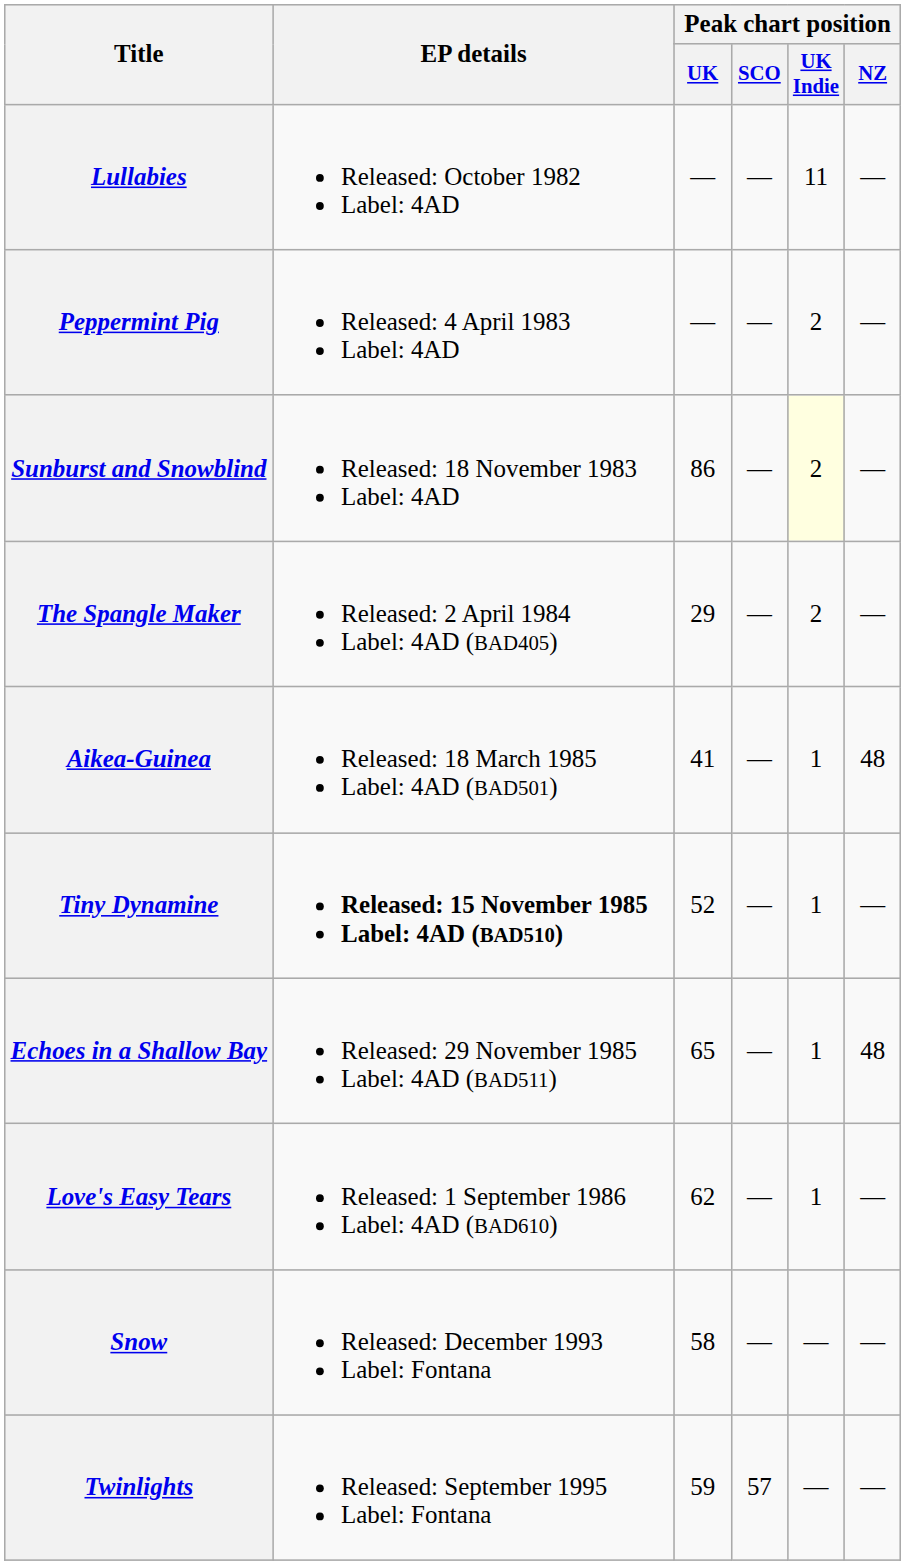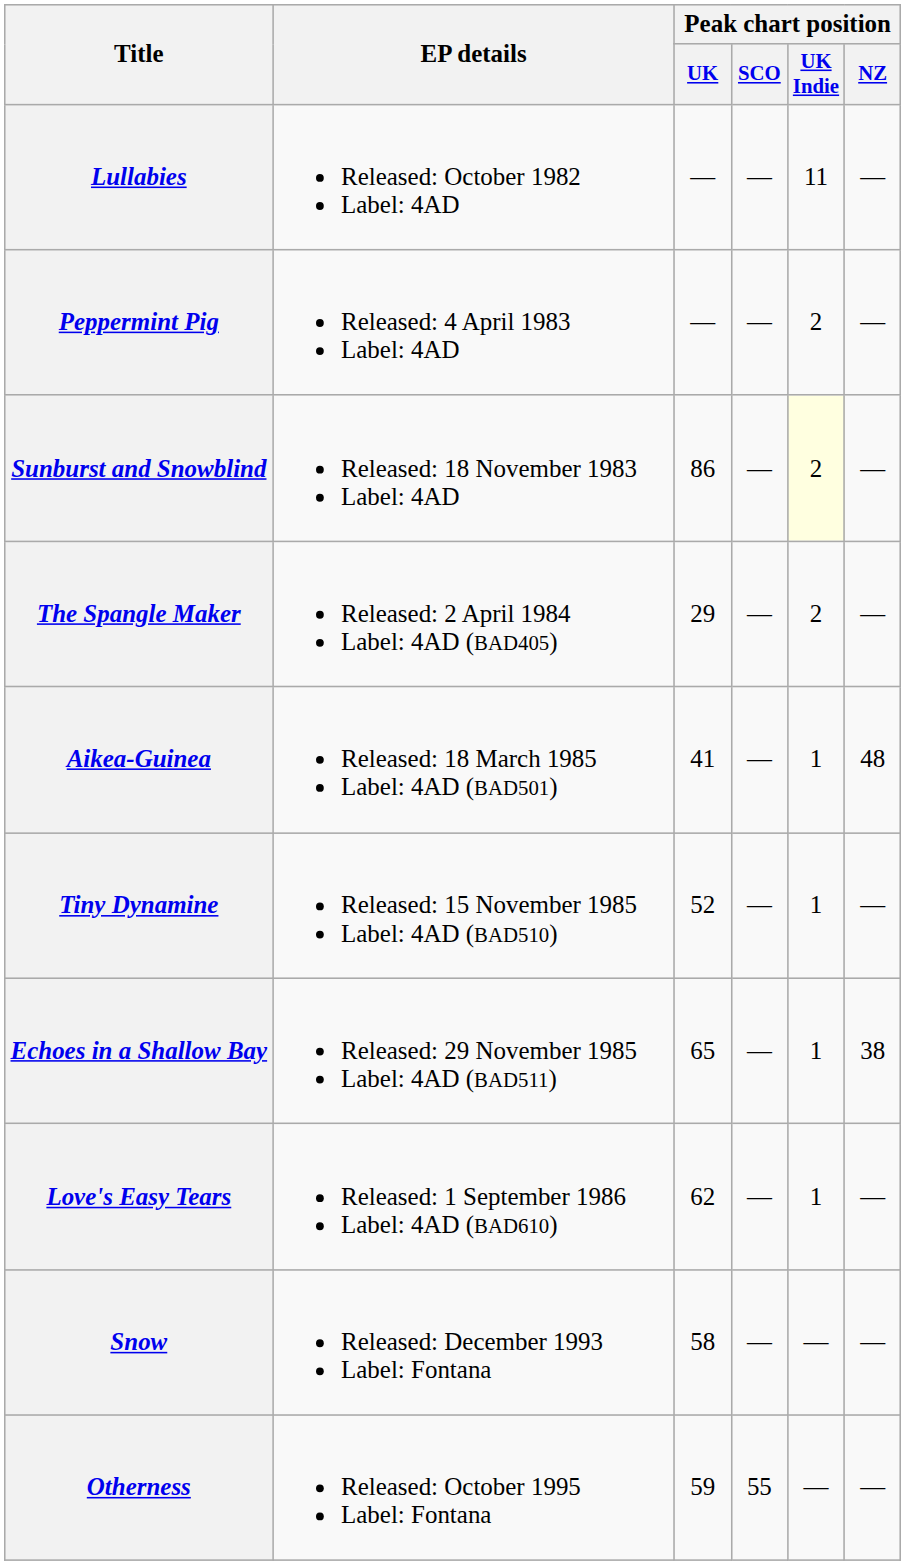(474, 919) bold -> (474, 919) normal
(873, 1050) 48 -> (873, 1050) 38
- row: (139, 1487)
+ row: (139, 1487)
